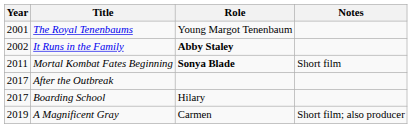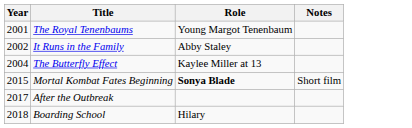(206, 47) bold -> (204, 47) normal
+ row: (75, 64)
(17, 64) 2011 -> (18, 81) 2015
(18, 98) 2017 -> (18, 115) 2018
- row: (76, 115)
